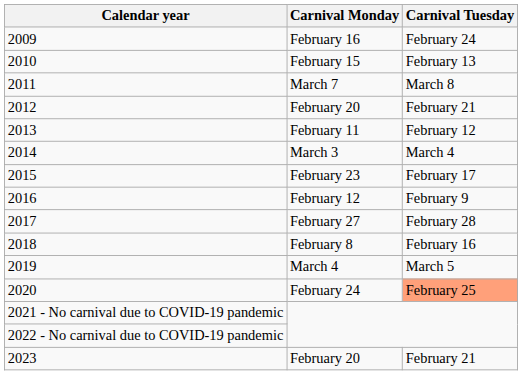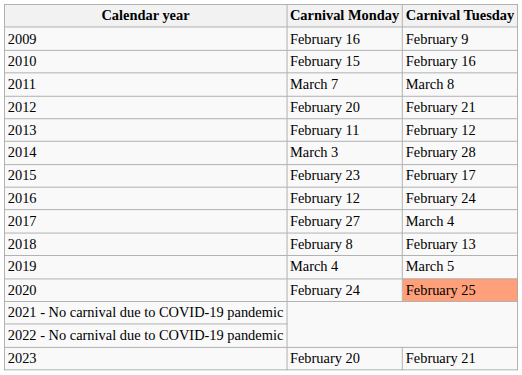(441, 38) February 24 -> (437, 38) February 9
(441, 61) February 13 -> (441, 61) February 16
(430, 152) March 4 -> (441, 152) February 28
(437, 198) February 9 -> (441, 198) February 24
(441, 221) February 28 -> (430, 221) March 4
(441, 244) February 16 -> (441, 244) February 13
